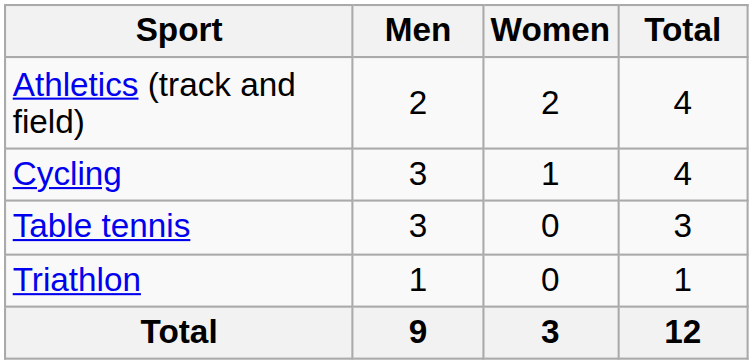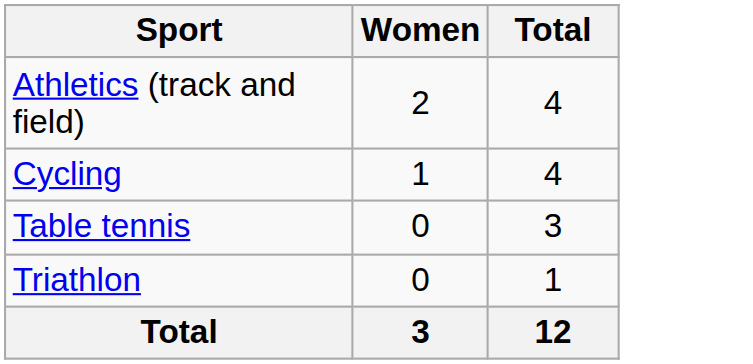- column: (418, 30)
